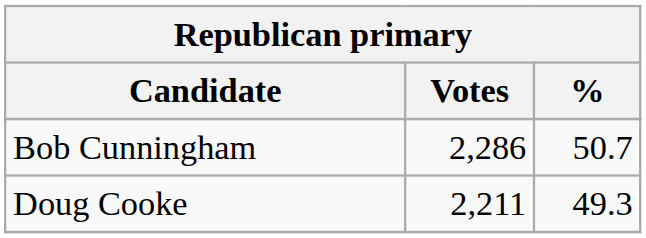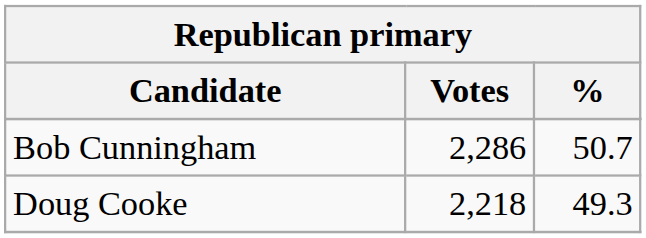(488, 204) 2,211 -> (488, 204) 2,218
